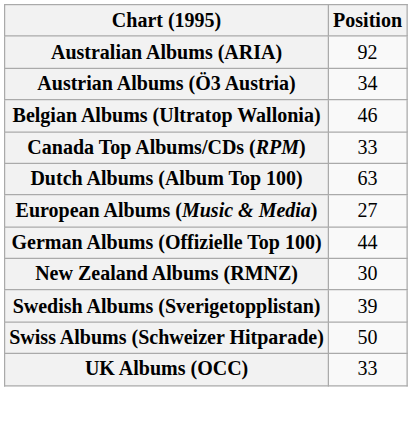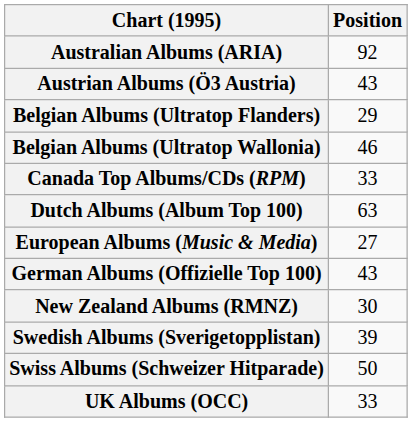(368, 83) 34 -> (368, 83) 43
+ row: (167, 115)
(368, 242) 44 -> (368, 274) 43
